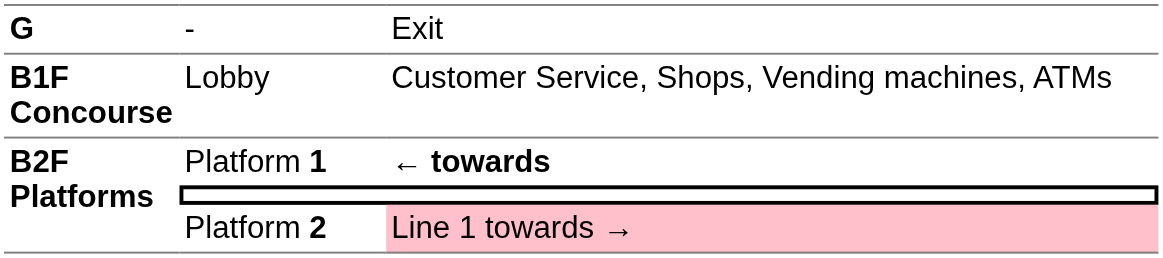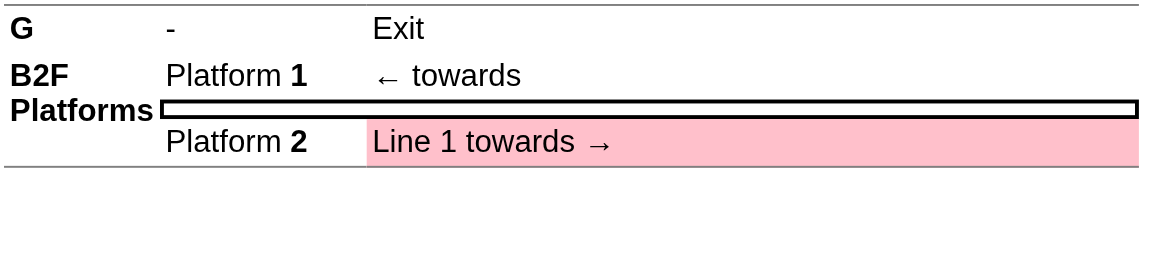- row: (227, 77)
(471, 161) bold -> (447, 75) normal
